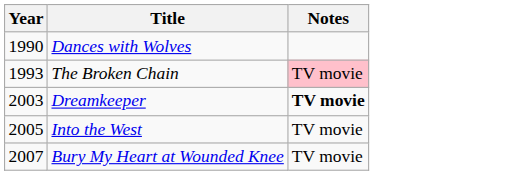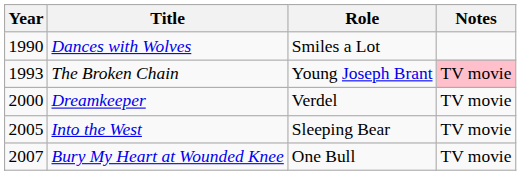+ column: (362, 18)
(26, 101) 2003 -> (26, 101) 2000
(328, 101) bold -> (476, 101) normal
